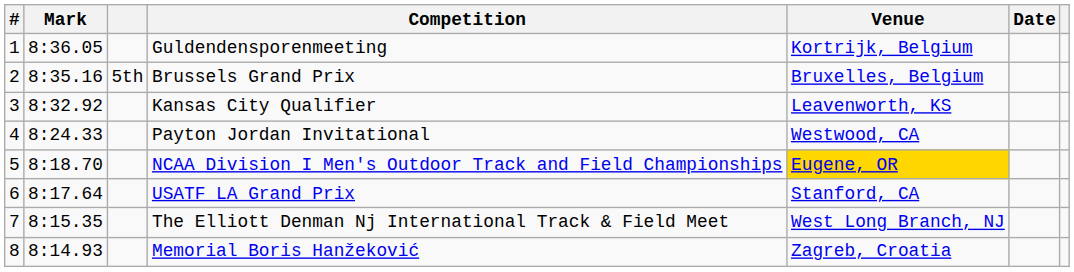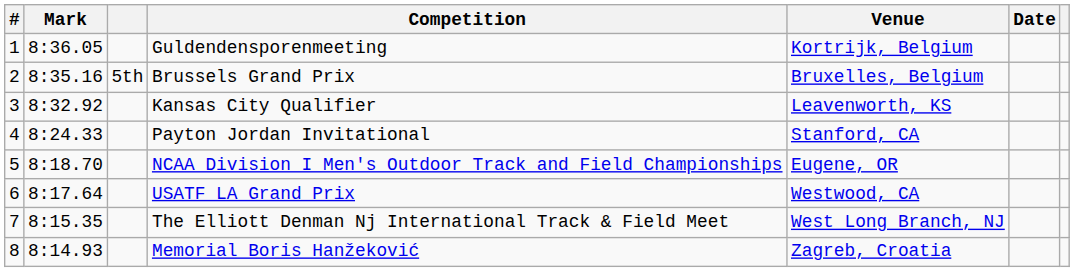(855, 135) Westwood, CA -> (855, 135) Stanford, CA
(844, 164) gold background -> (844, 164) no background
(855, 193) Stanford, CA -> (855, 193) Westwood, CA
